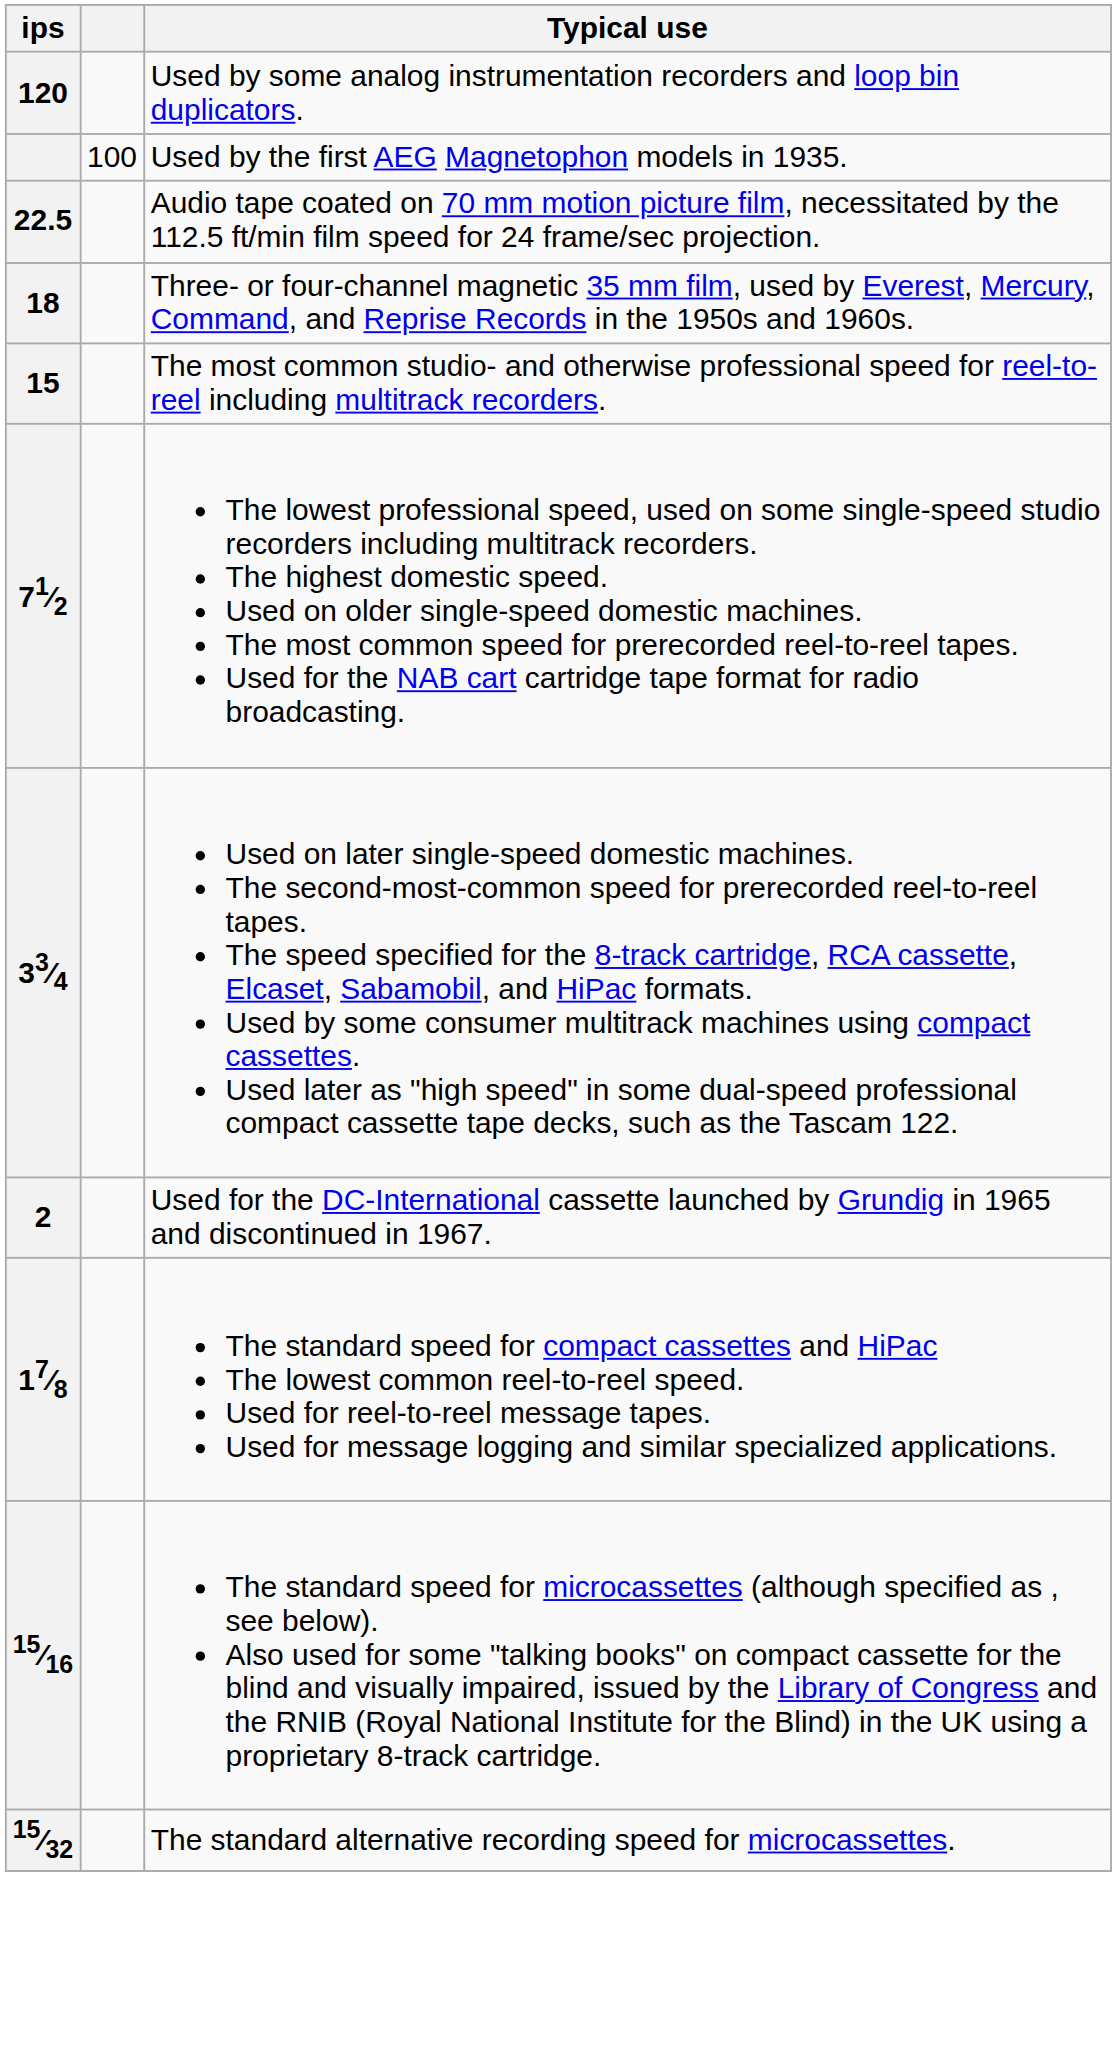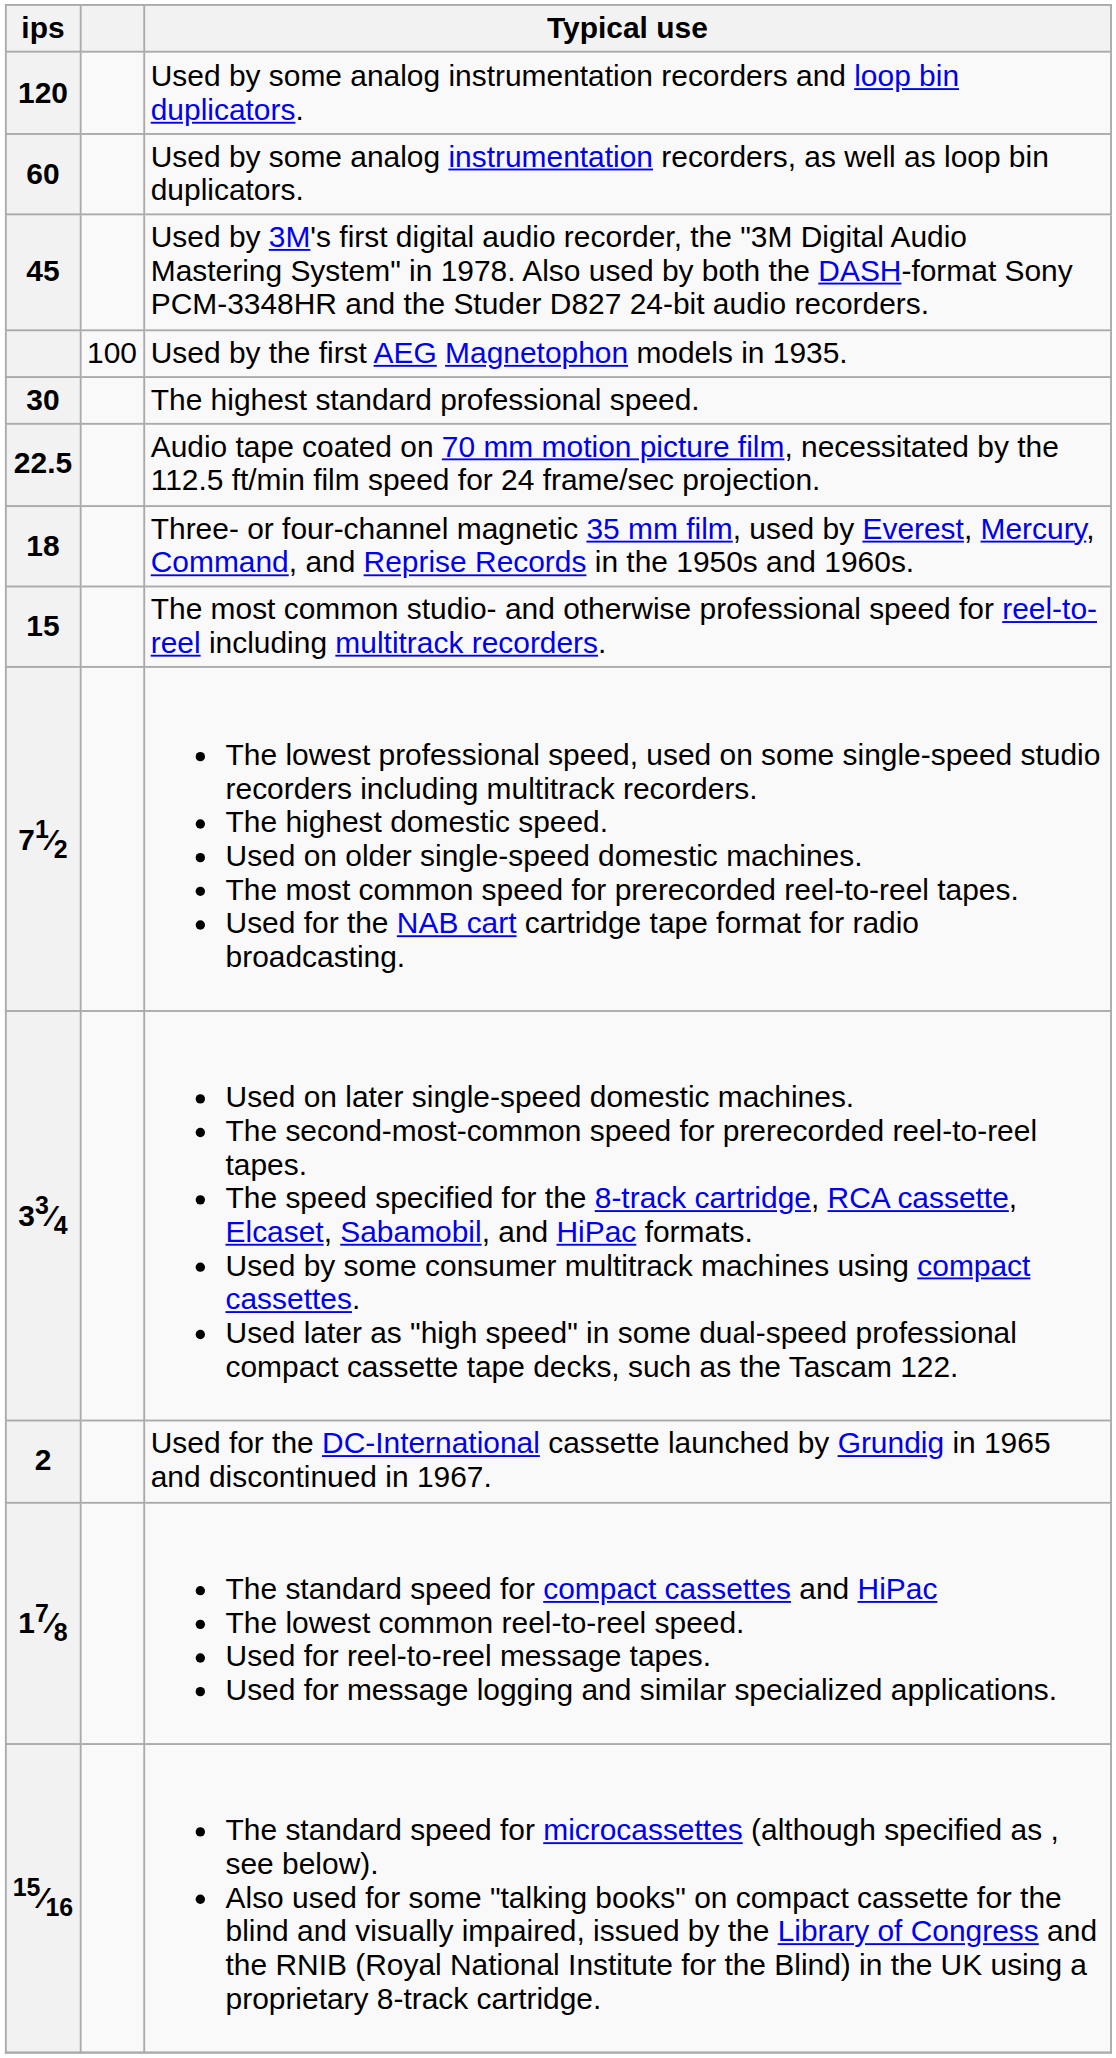+ row: (43, 173)
+ row: (43, 271)
+ row: (43, 400)
- row: (43, 1840)
